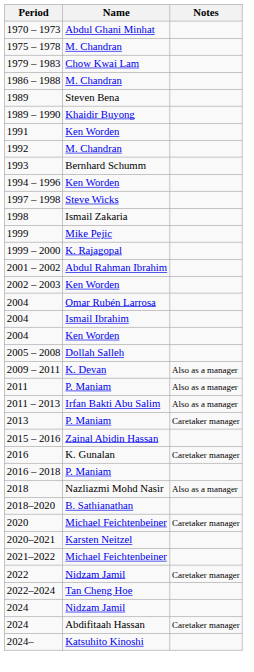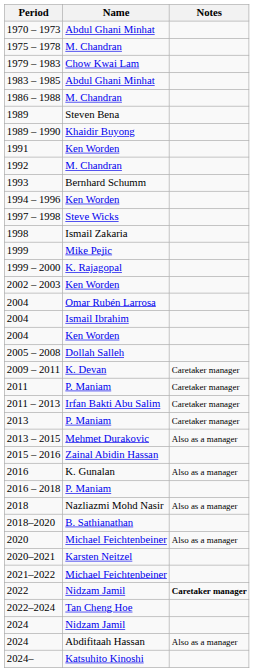+ row: (34, 81)
- row: (34, 268)
(205, 370) Also as a manager -> (206, 370) Caretaker manager
(205, 387) Also as a manager -> (206, 387) Caretaker manager
(205, 404) Also as a manager -> (206, 404) Caretaker manager
+ row: (34, 438)
(206, 455) Caretaker manager -> (205, 472) Also as a manager
(206, 523) Caretaker manager -> (205, 540) Also as a manager
(206, 574) normal -> (209, 591) bold
(206, 625) Caretaker manager -> (205, 642) Also as a manager
